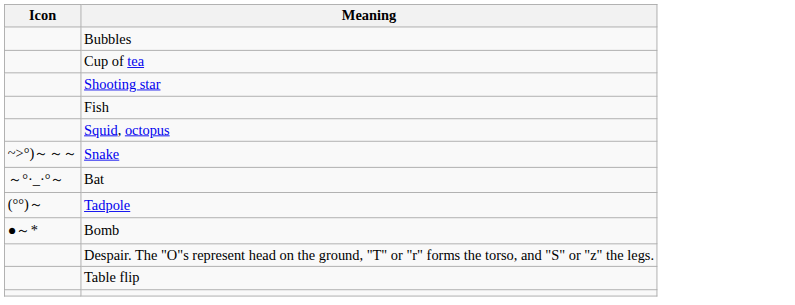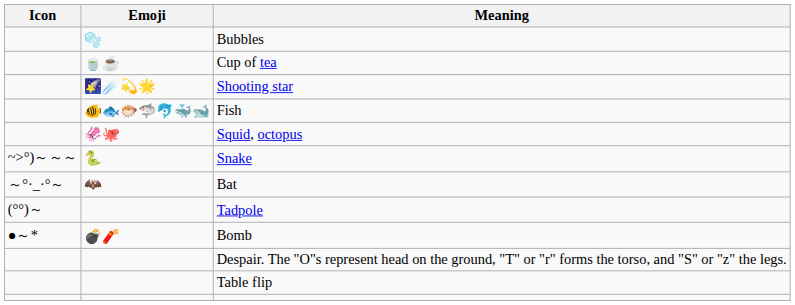+ column: (147, 15)
